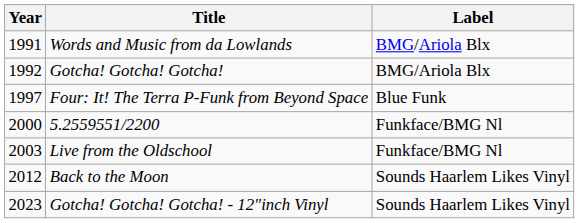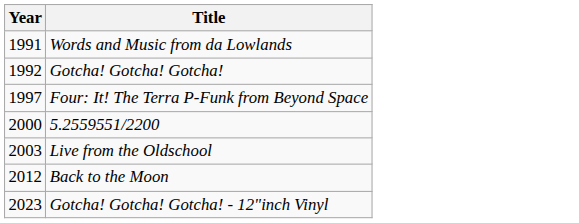- column: (473, 17)
